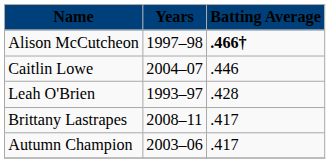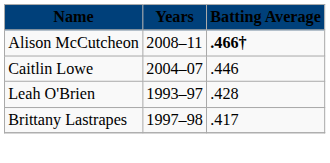(175, 42) 1997–98 -> (174, 42) 2008–11
(174, 119) 2008–11 -> (175, 119) 1997–98
- row: (70, 145)
